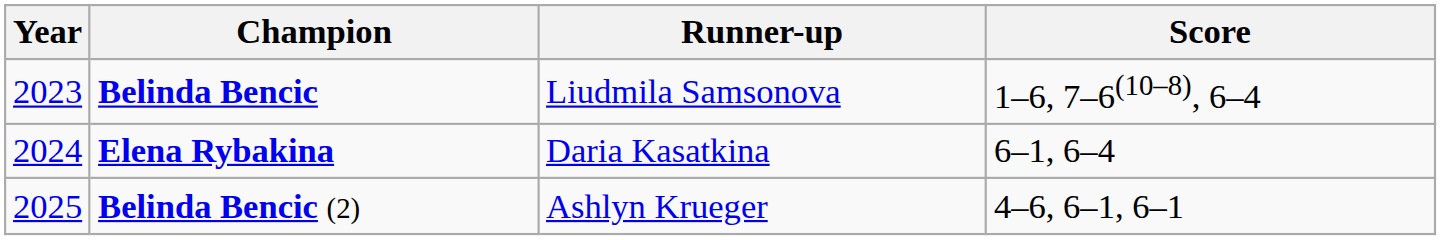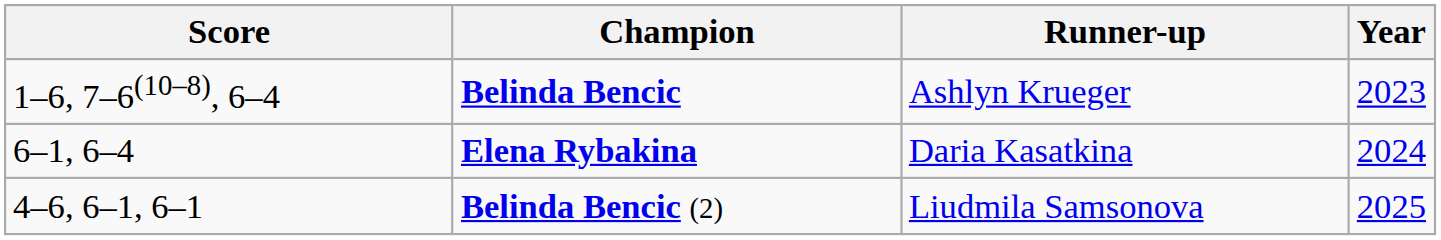columns swapped: (48, 31) <-> (1210, 31)
(693, 91) Liudmila Samsonova -> (1020, 91) Ashlyn Krueger
(657, 205) Ashlyn Krueger -> (1056, 205) Liudmila Samsonova
